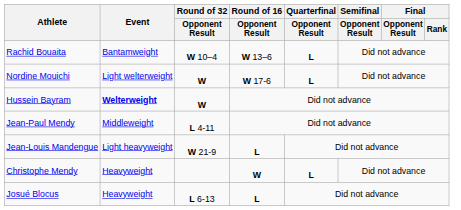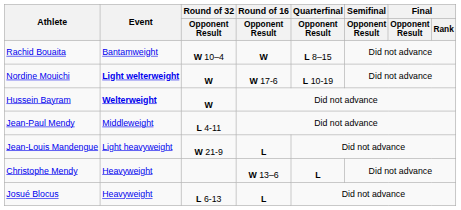(257, 58) W 13–6 -> (264, 58) W
(311, 58) L -> (318, 58) L 8–15
(137, 76) normal -> (141, 76) bold
(311, 81) L -> (318, 81) L 10-19
(257, 176) W -> (264, 176) W 13–6
